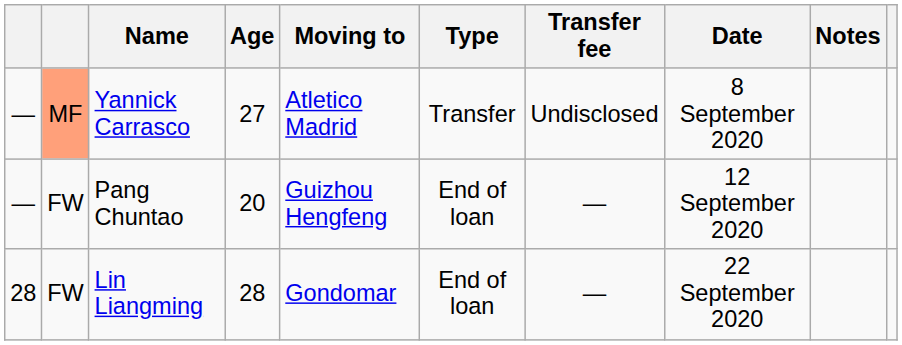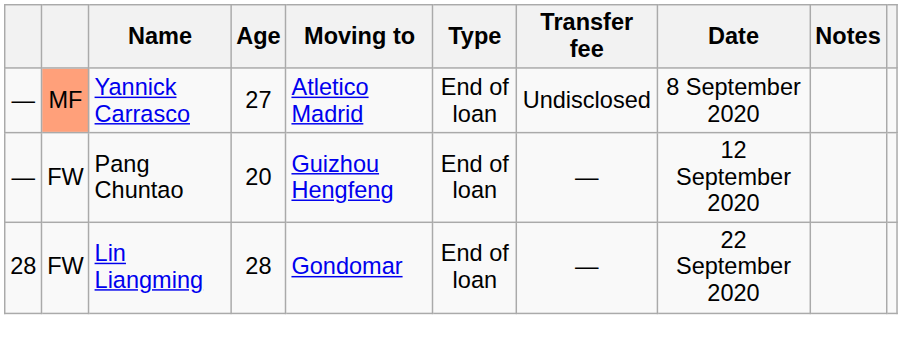(472, 113) Transfer -> (475, 100) End of loan
